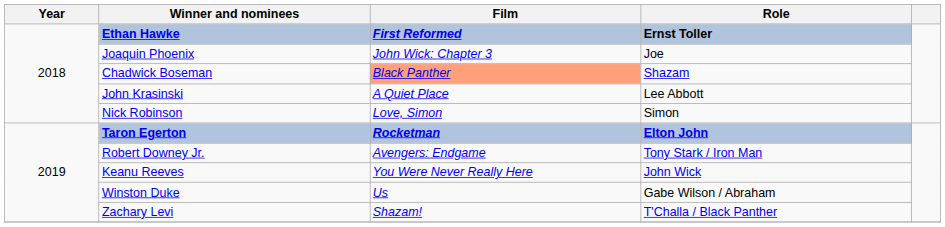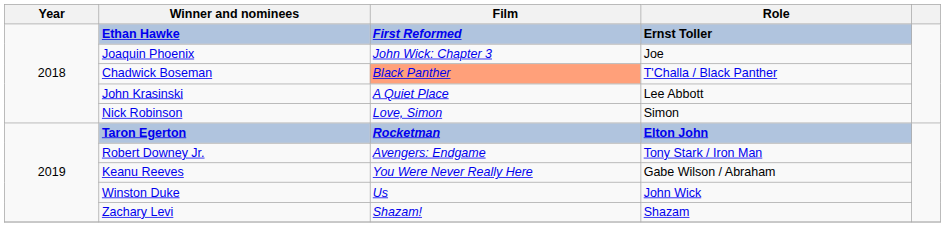(667, 73) Shazam -> (710, 73) T'Challa / Black Panther
(672, 172) John Wick -> (710, 172) Gabe Wilson / Abraham
(710, 192) Gabe Wilson / Abraham -> (672, 192) John Wick
(710, 212) T'Challa / Black Panther -> (667, 212) Shazam
